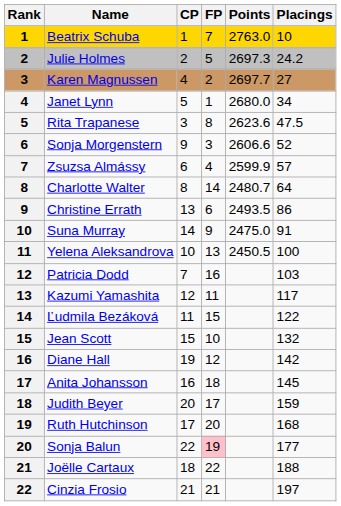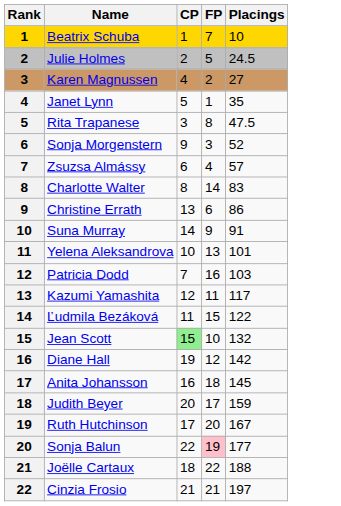- column: (249, 15)
(290, 58) 24.2 -> (242, 58) 24.5
(284, 101) 34 -> (236, 101) 35
(284, 187) 64 -> (236, 187) 83
(288, 252) 100 -> (240, 252) 101
(187, 338) no background -> (187, 338) lightgreen background
(288, 425) 168 -> (240, 425) 167
